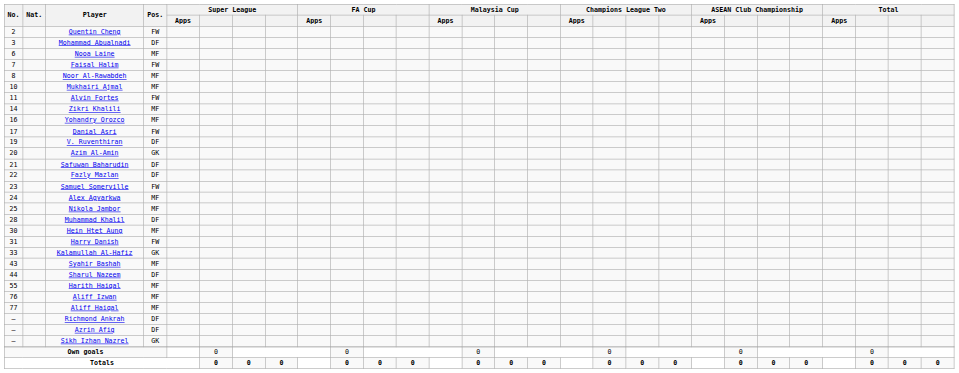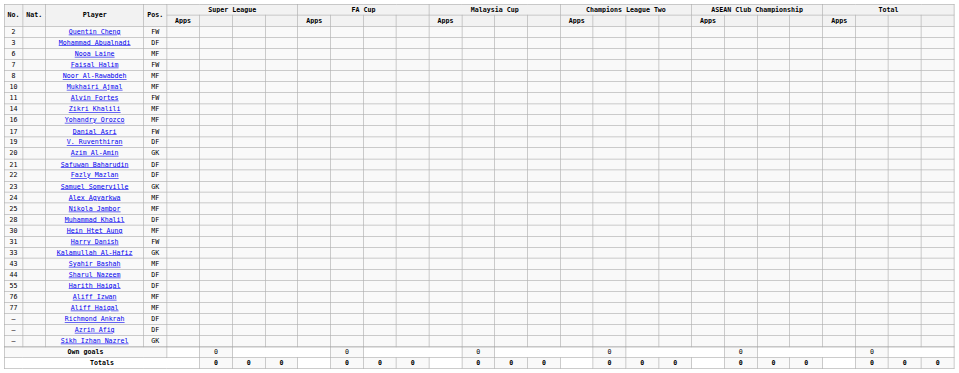(155, 187) FW -> (155, 187) GK
(155, 286) MF -> (155, 286) DF
